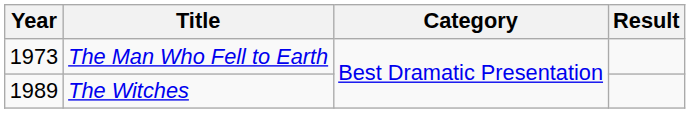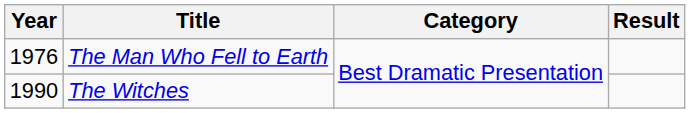(34, 56) 1973 -> (34, 56) 1976
(34, 90) 1989 -> (34, 90) 1990
